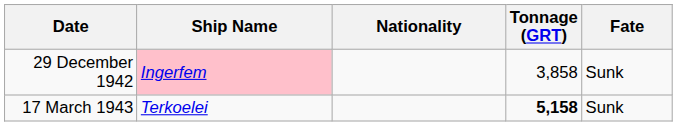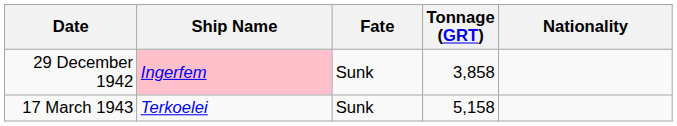columns swapped: (419, 27) <-> (627, 27)
(557, 107) bold -> (474, 107) normal
